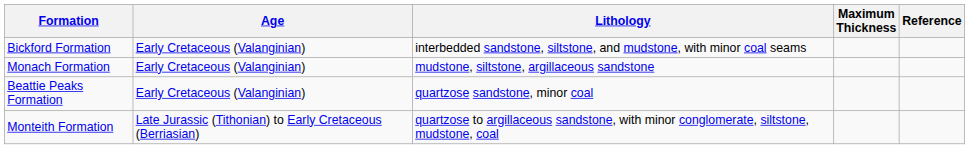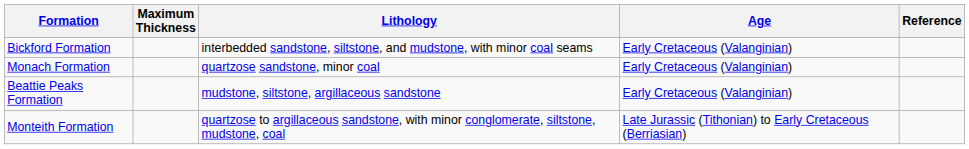columns swapped: (273, 21) <-> (866, 21)
(535, 67) mudstone, siltstone, argillaceous sandstone -> (291, 67) quartzose sandstone, minor coal
(504, 93) quartzose sandstone, minor coal -> (321, 93) mudstone, siltstone, argillaceous sandstone
